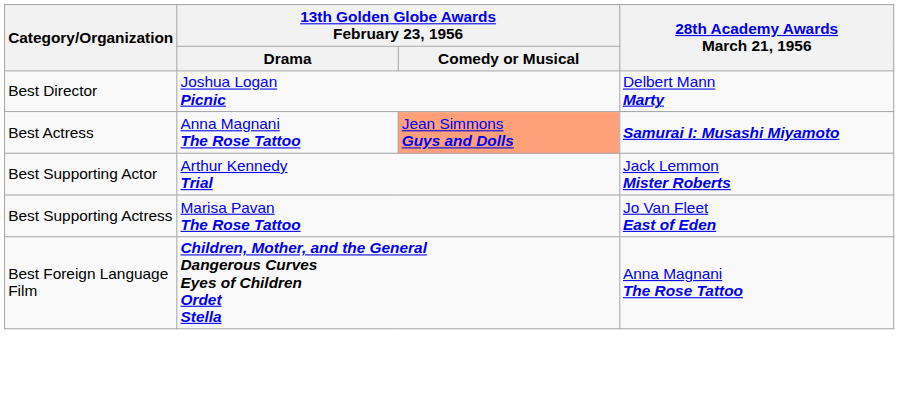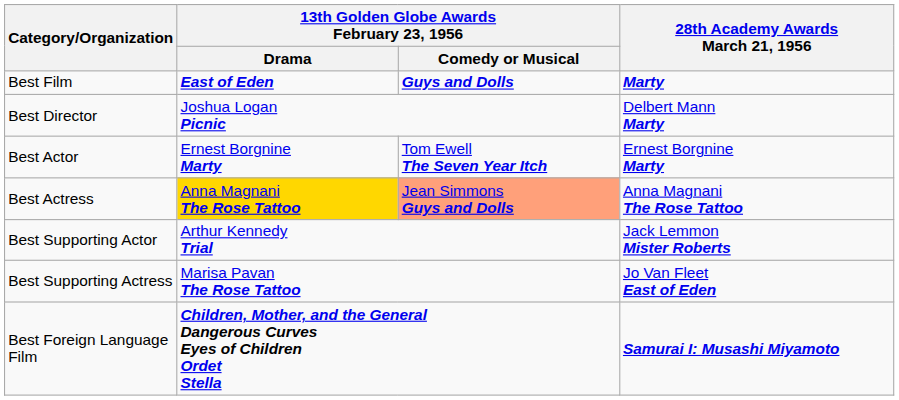+ row: (40, 83)
+ row: (43, 157)
(241, 133) no background -> (241, 199) gold background
(731, 133) Samurai I: Musashi Miyamoto -> (683, 199) Anna Magnani The Rose Tattoo
(683, 283) Anna Magnani The Rose Tattoo -> (731, 349) Samurai I: Musashi Miyamoto
